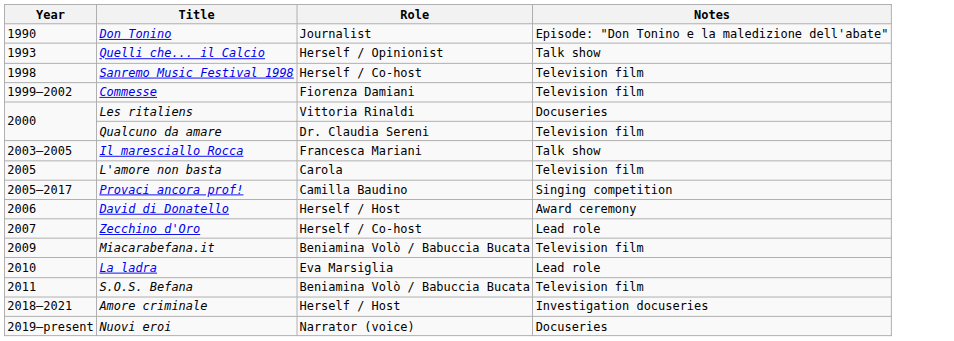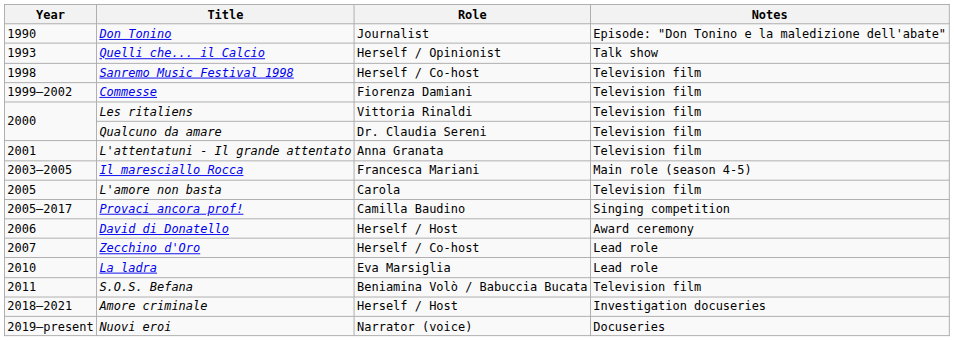(572, 112) Docuseries -> (647, 112) Television film
+ row: (225, 151)
(568, 151) Talk show -> (672, 170) Main role (season 4-5)
- row: (157, 248)
